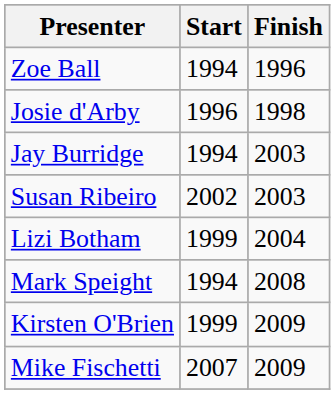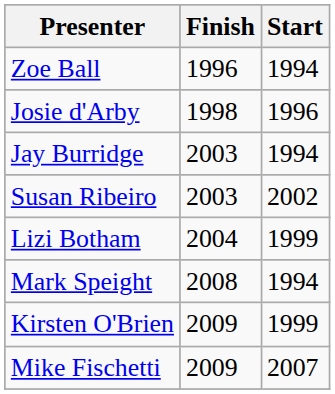columns swapped: (214, 25) <-> (288, 25)
